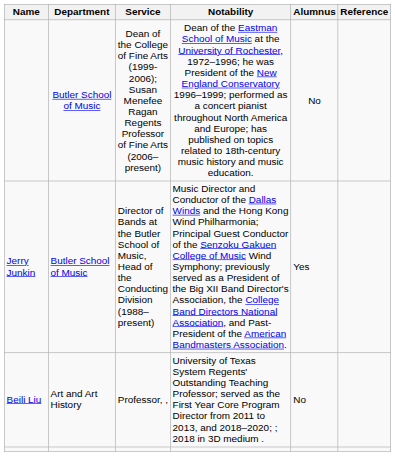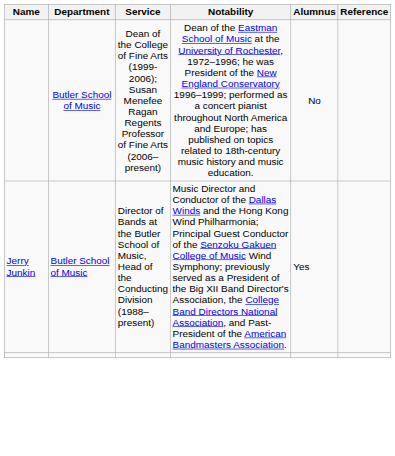- row: (143, 399)
